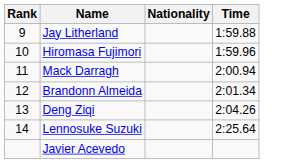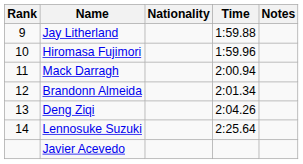+ column: (278, 14)
